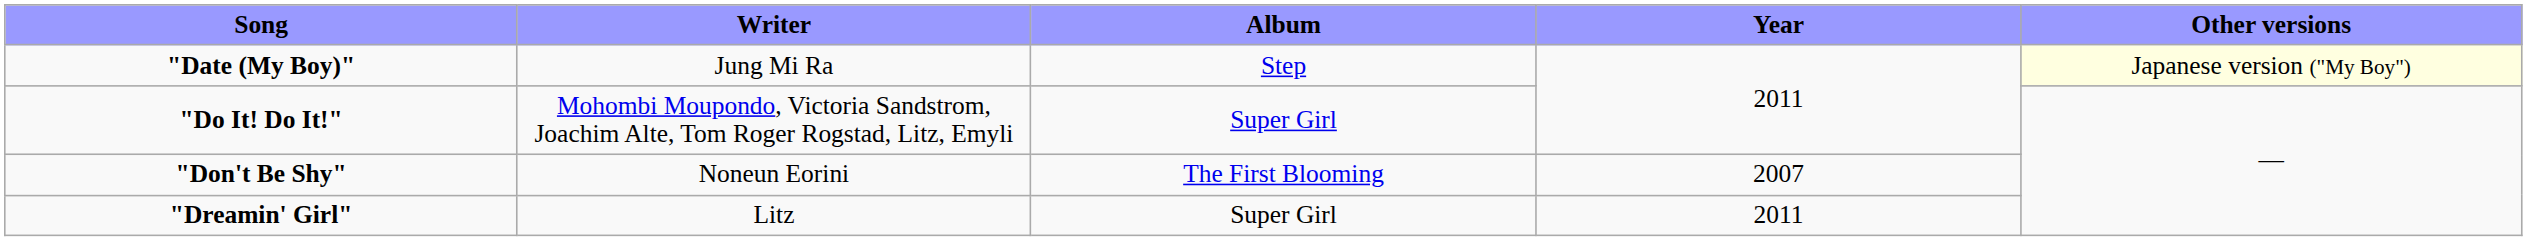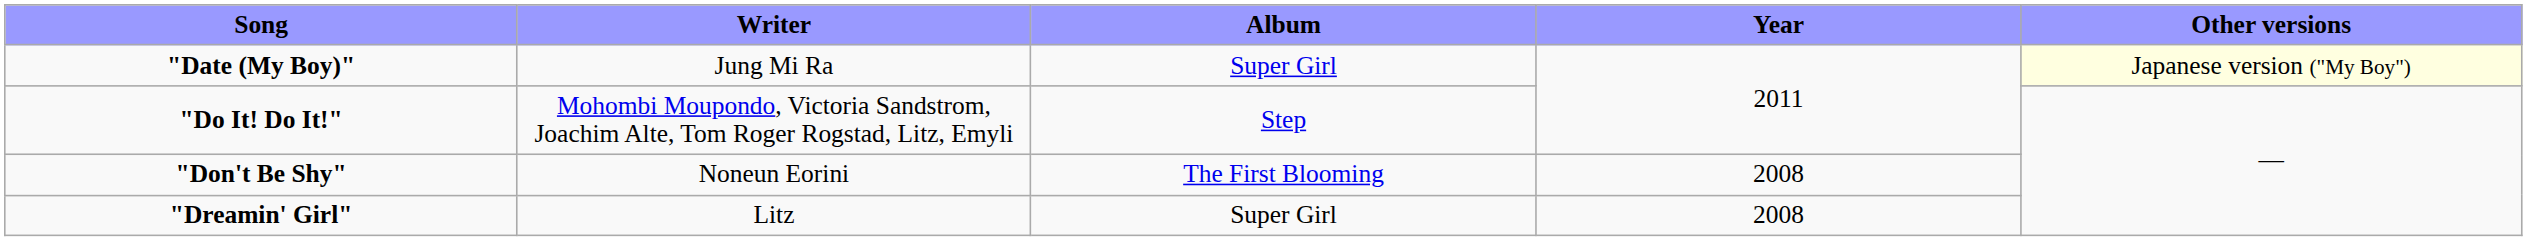(1284, 65) Step -> (1284, 65) Super Girl
(1284, 119) Super Girl -> (1284, 119) Step
(1779, 174) 2007 -> (1779, 174) 2008
(1779, 214) 2011 -> (1779, 214) 2008
